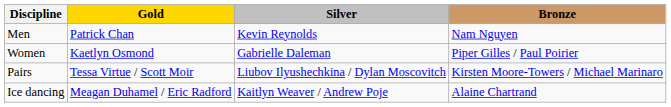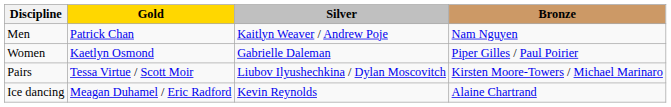(277, 33) Kevin Reynolds -> (313, 33) Kaitlyn Weaver / Andrew Poje
(313, 92) Kaitlyn Weaver / Andrew Poje -> (277, 92) Kevin Reynolds
